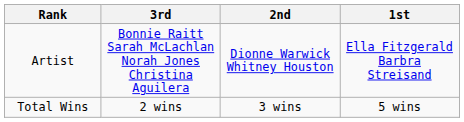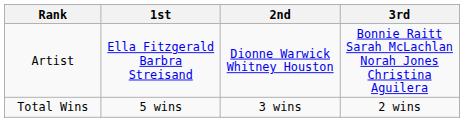columns swapped: (400, 14) <-> (161, 14)
